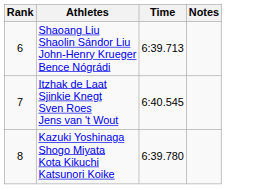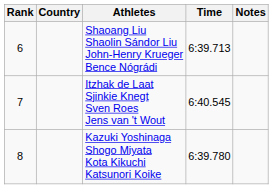+ column: (59, 13)
